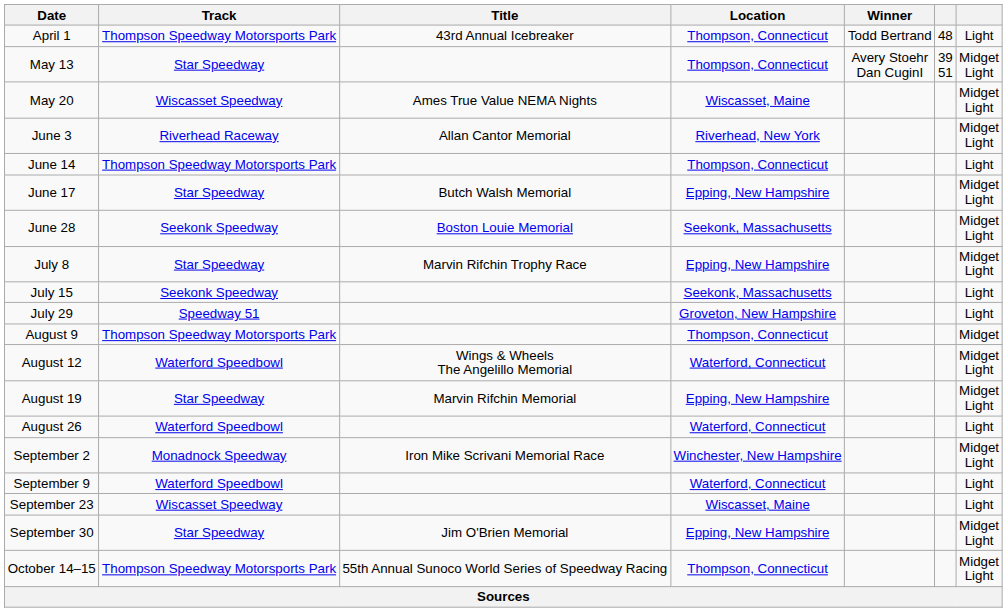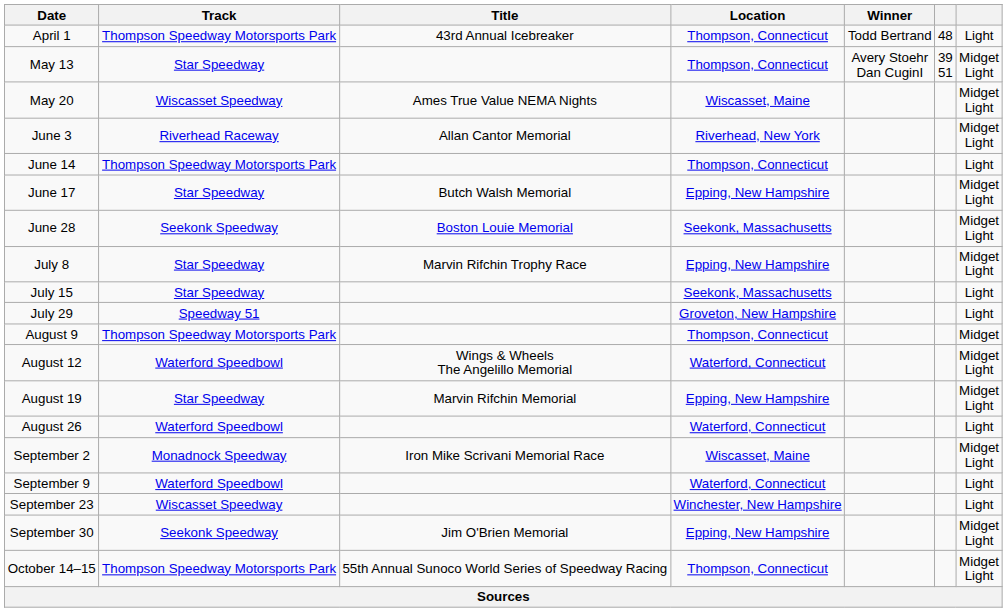(219, 292) Seekonk Speedway -> (219, 292) Star Speedway
(758, 455) Winchester, New Hampshire -> (758, 455) Wiscasset, Maine
(758, 504) Wiscasset, Maine -> (758, 504) Winchester, New Hampshire
(219, 532) Star Speedway -> (219, 532) Seekonk Speedway
